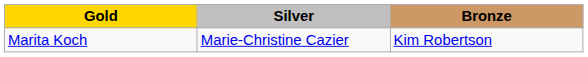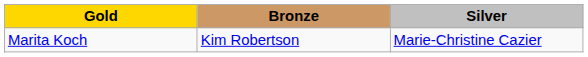columns swapped: (294, 16) <-> (487, 16)
